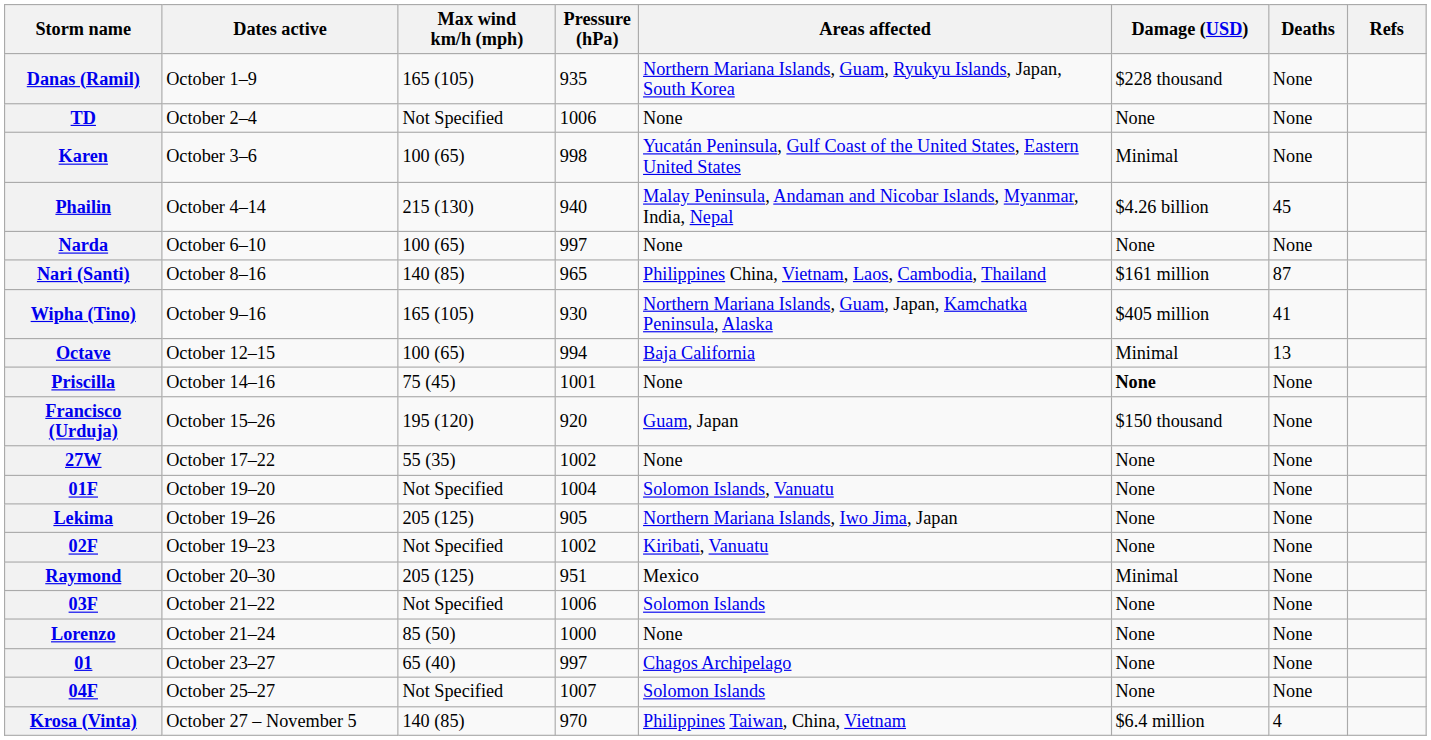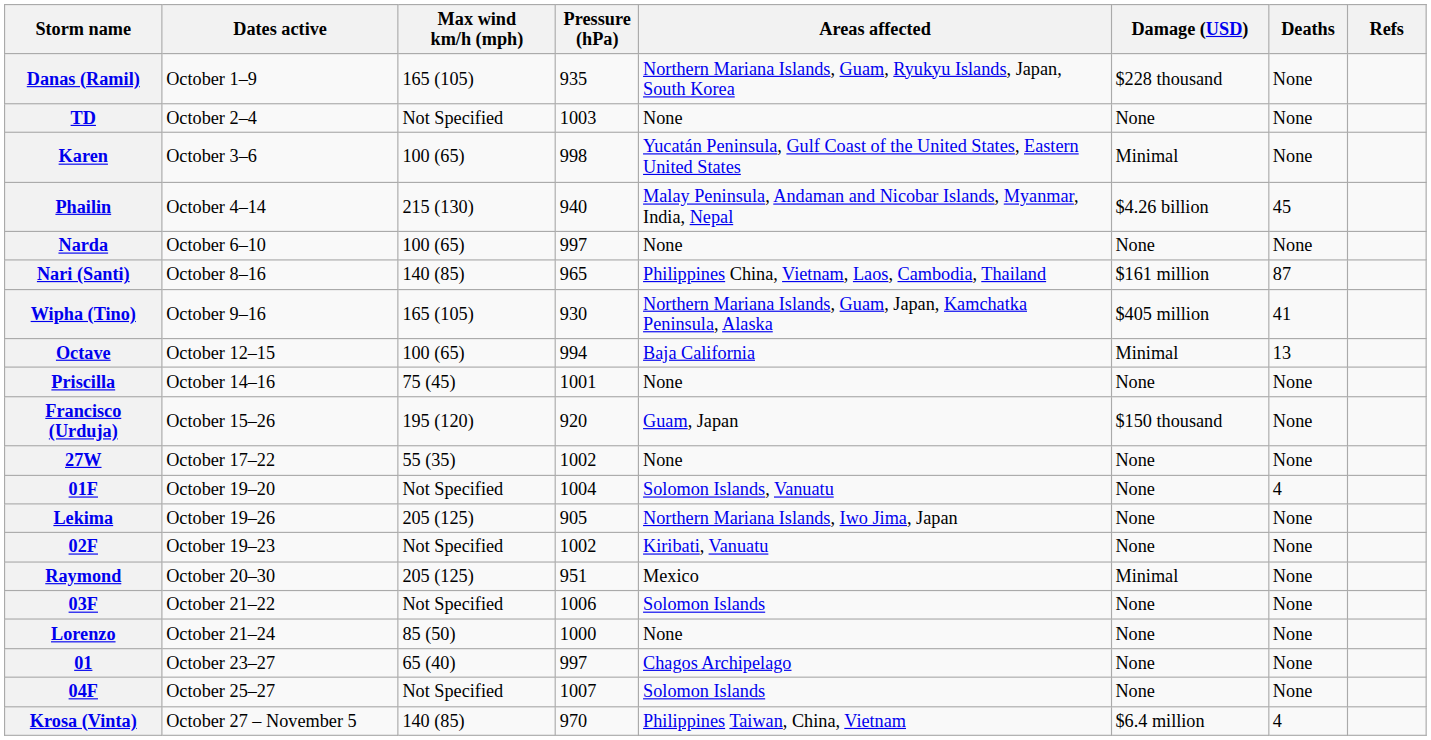(578, 117) 1006 -> (578, 117) 1003
(1136, 381) bold -> (1135, 381) normal
(1293, 489) None -> (1277, 489) 4
